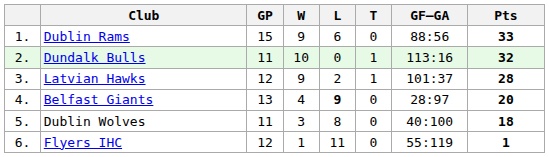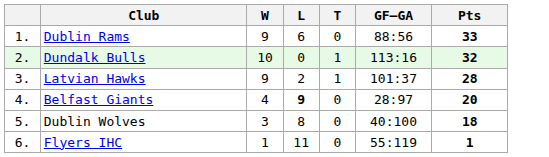- column: (265, 15)
